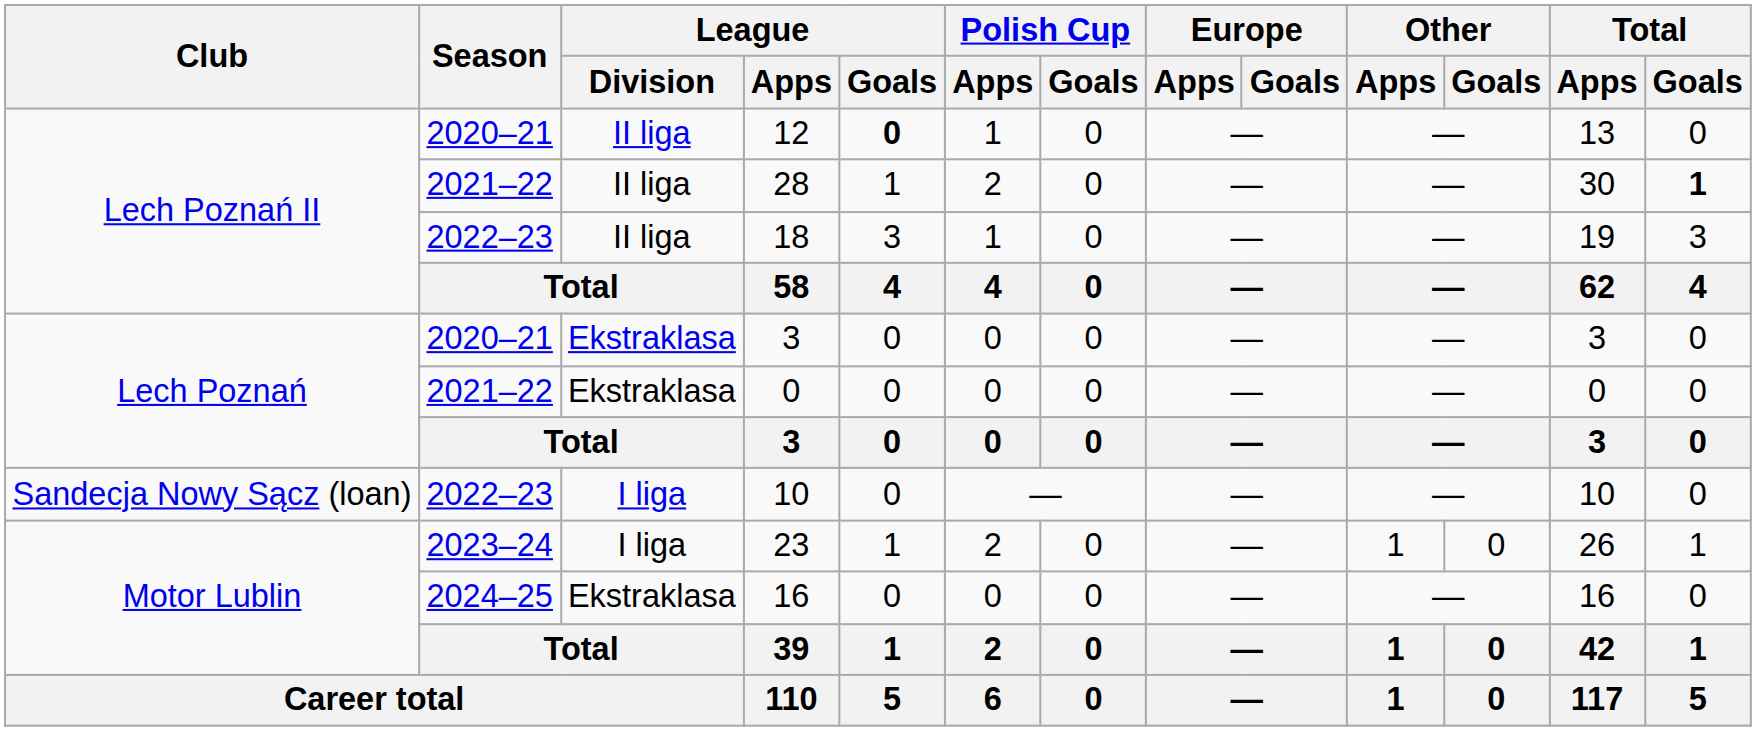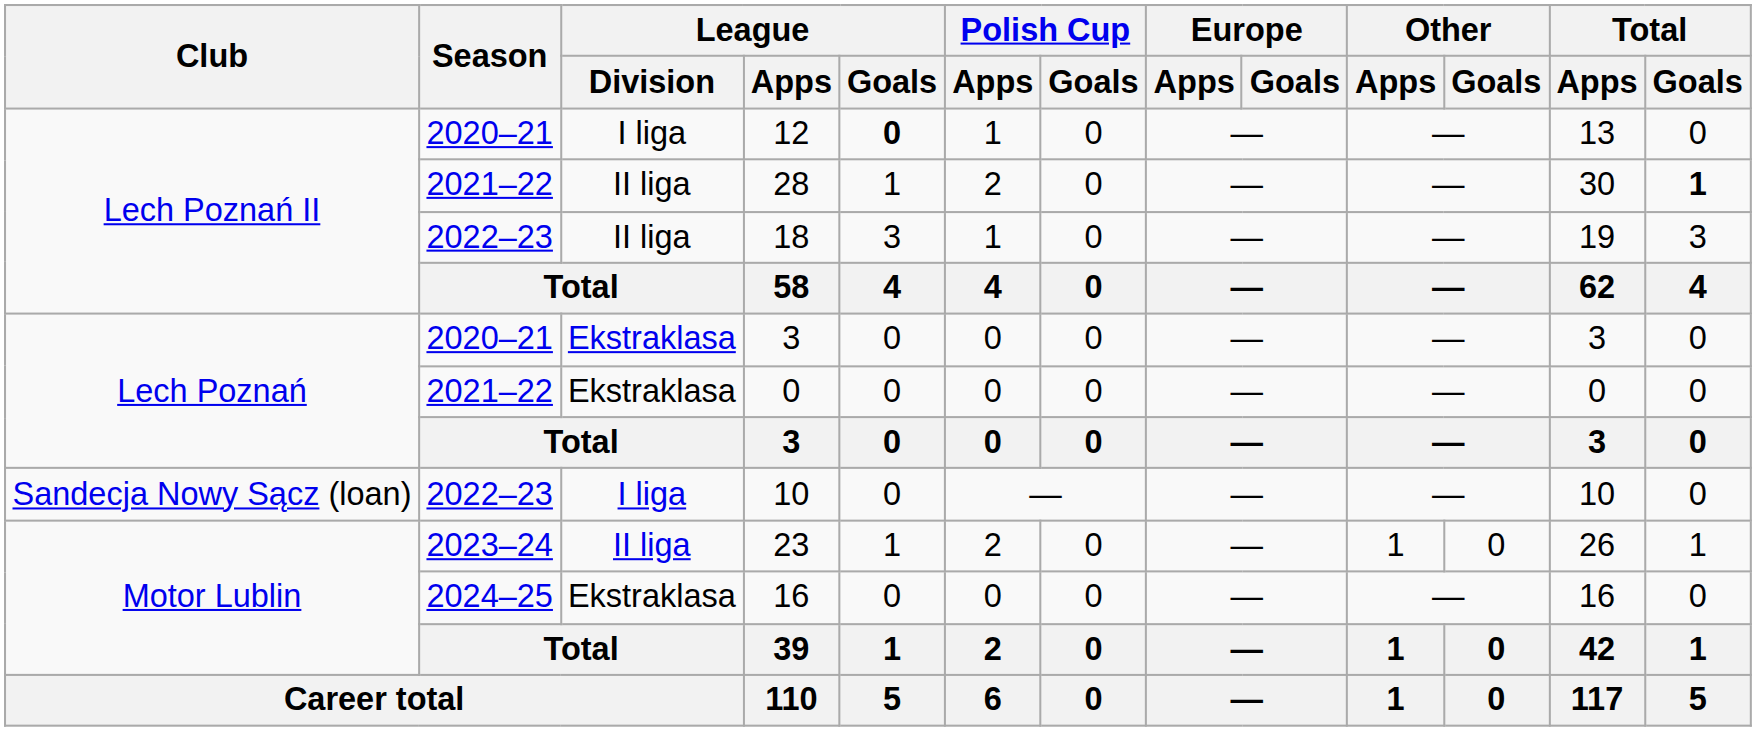(652, 133) II liga -> (652, 133) I liga
(652, 545) I liga -> (652, 545) II liga
